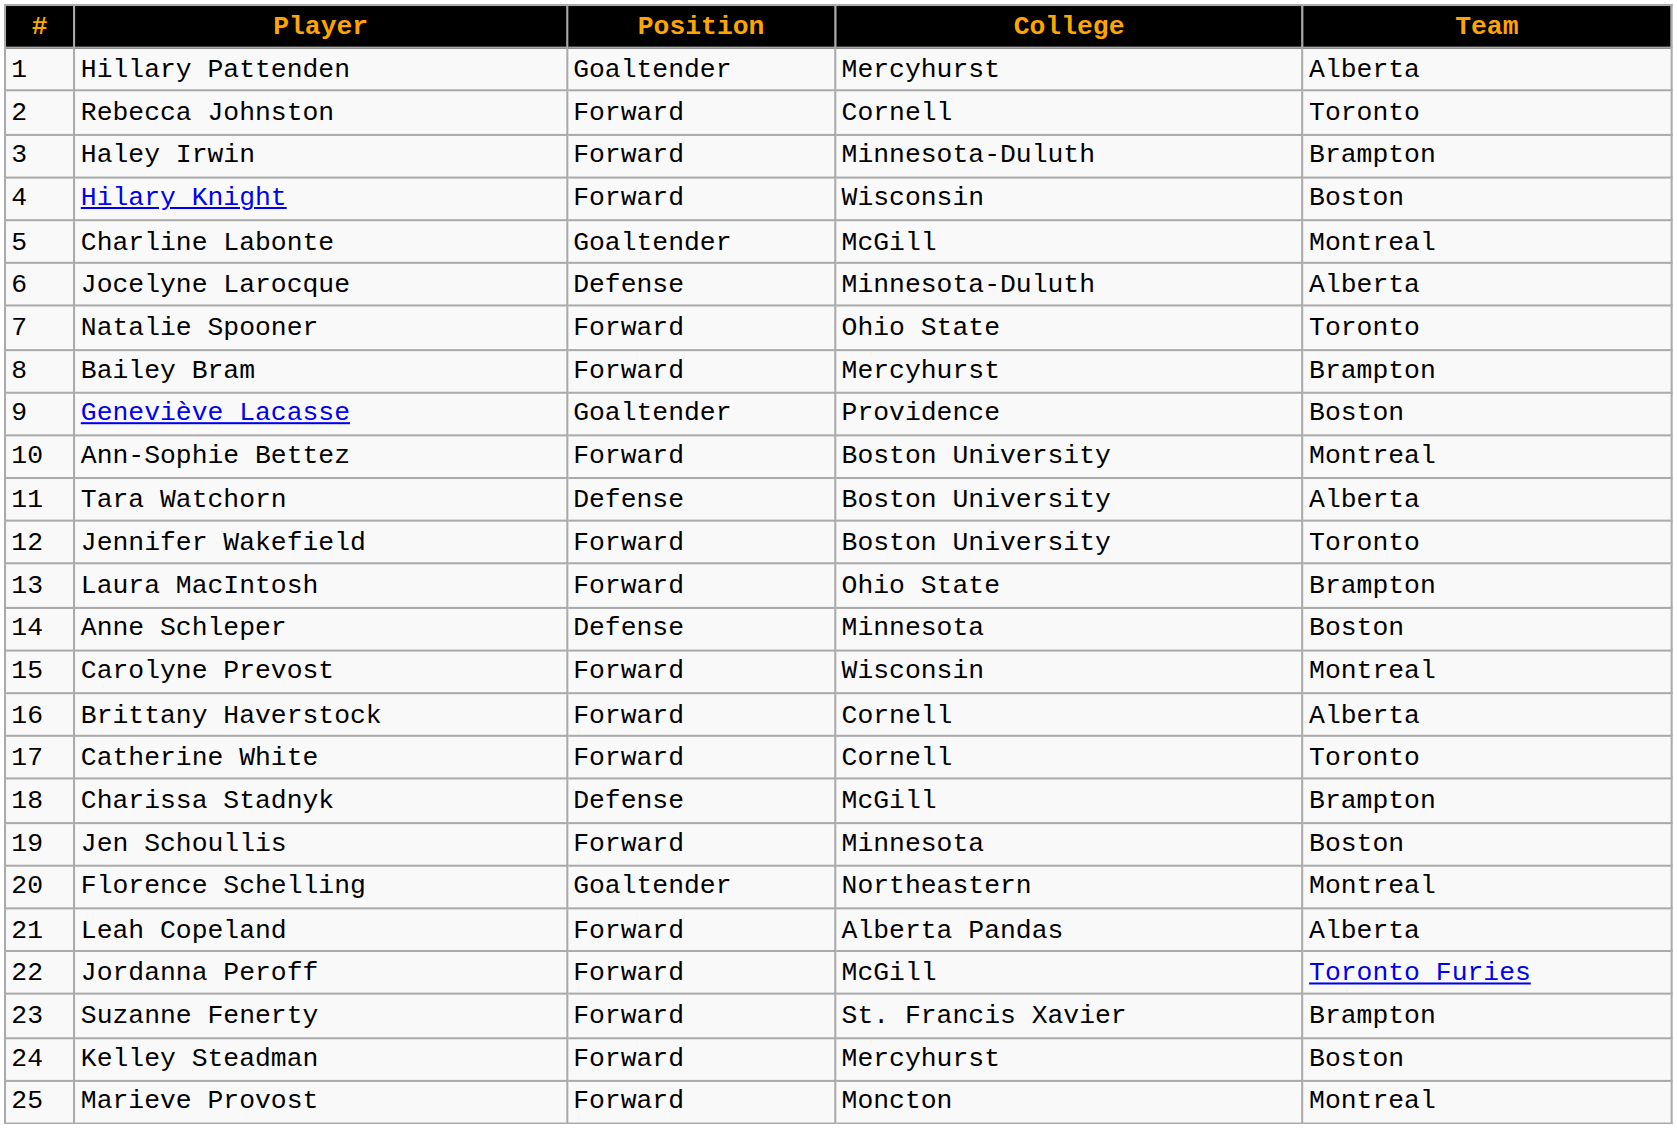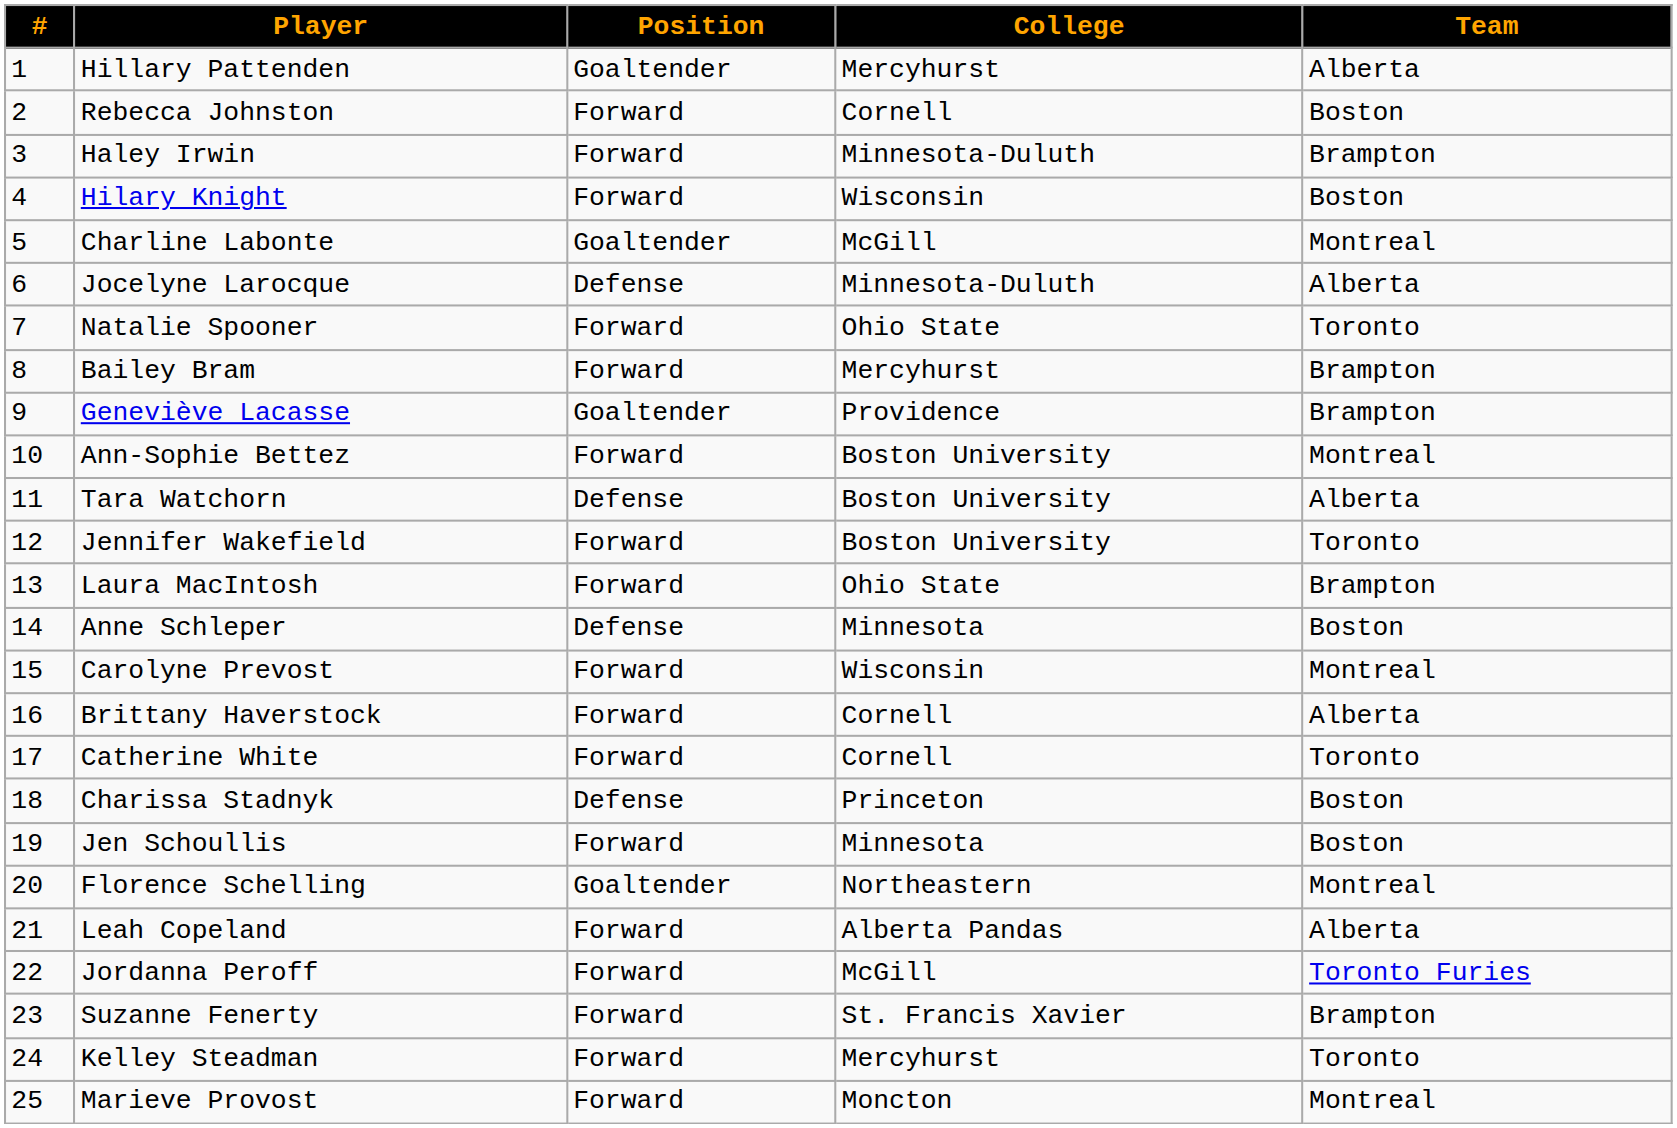(1365, 113) Toronto -> (1357, 113) Boston
(1357, 414) Boston -> (1372, 414) Brampton
(889, 801) McGill -> (913, 801) Princeton
(1372, 801) Brampton -> (1357, 801) Boston
(1357, 1059) Boston -> (1365, 1059) Toronto
